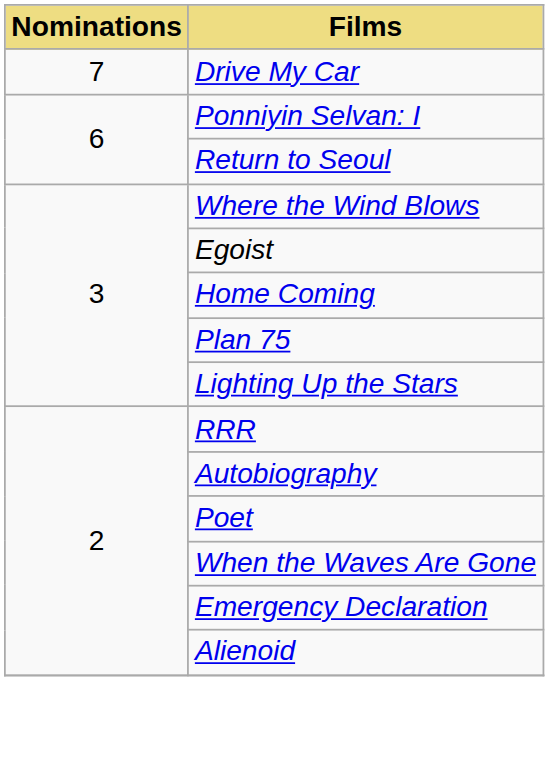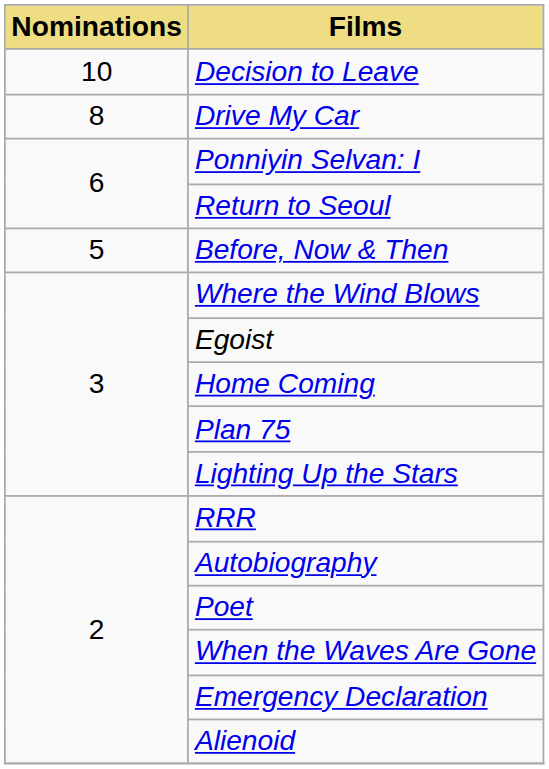+ row: (307, 71)
(97, 71) 7 -> (97, 116) 8
+ row: (322, 250)
